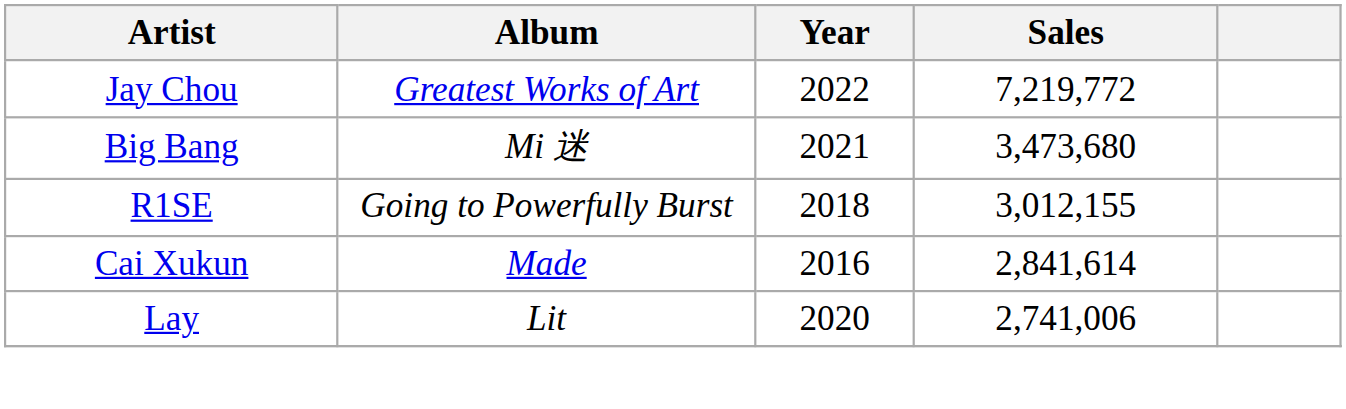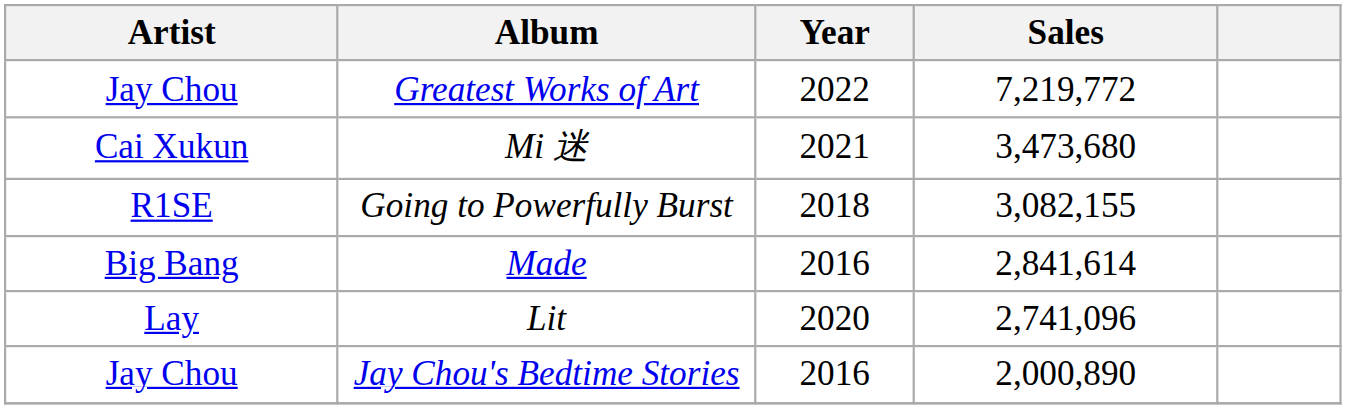(172, 147) Big Bang -> (172, 147) Cai Xukun
(1066, 206) 3,012,155 -> (1066, 206) 3,082,155
(172, 262) Cai Xukun -> (172, 262) Big Bang
(1066, 318) 2,741,006 -> (1066, 318) 2,741,096
+ row: (547, 373)
